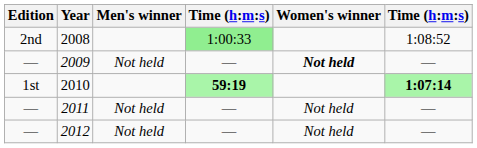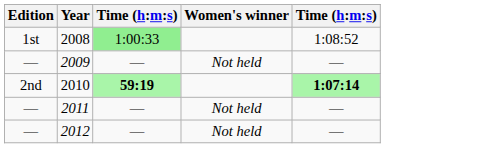- column: (139, 16)
(31, 39) 2nd -> (31, 39) 1st
(329, 62) bold -> (237, 62) normal
(31, 85) 1st -> (31, 85) 2nd
